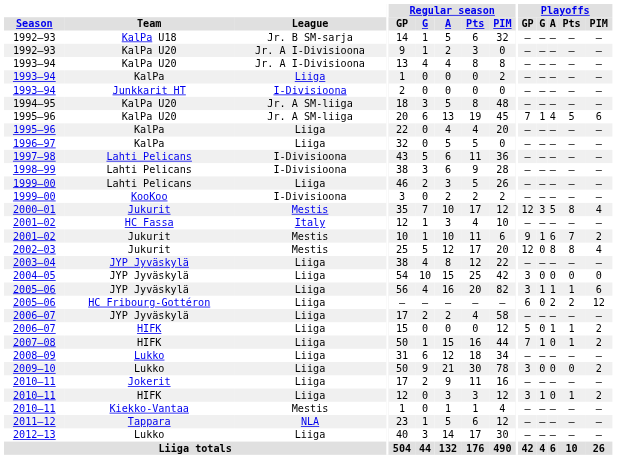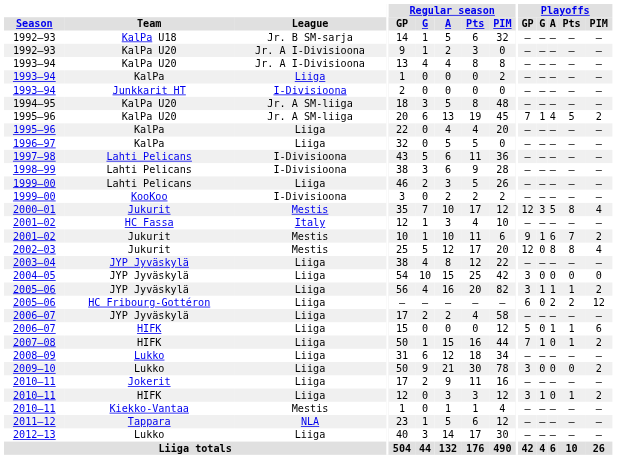(599, 117) 6 -> (599, 117) 2
(599, 289) 6 -> (599, 289) 2
(599, 329) 2 -> (599, 329) 6
